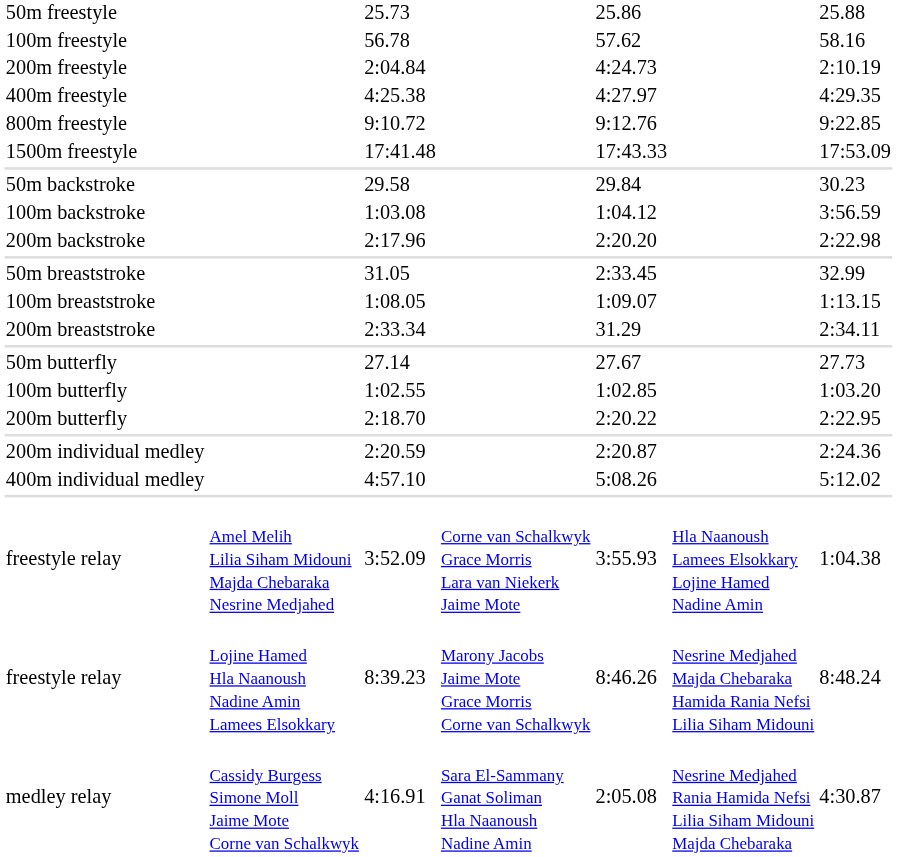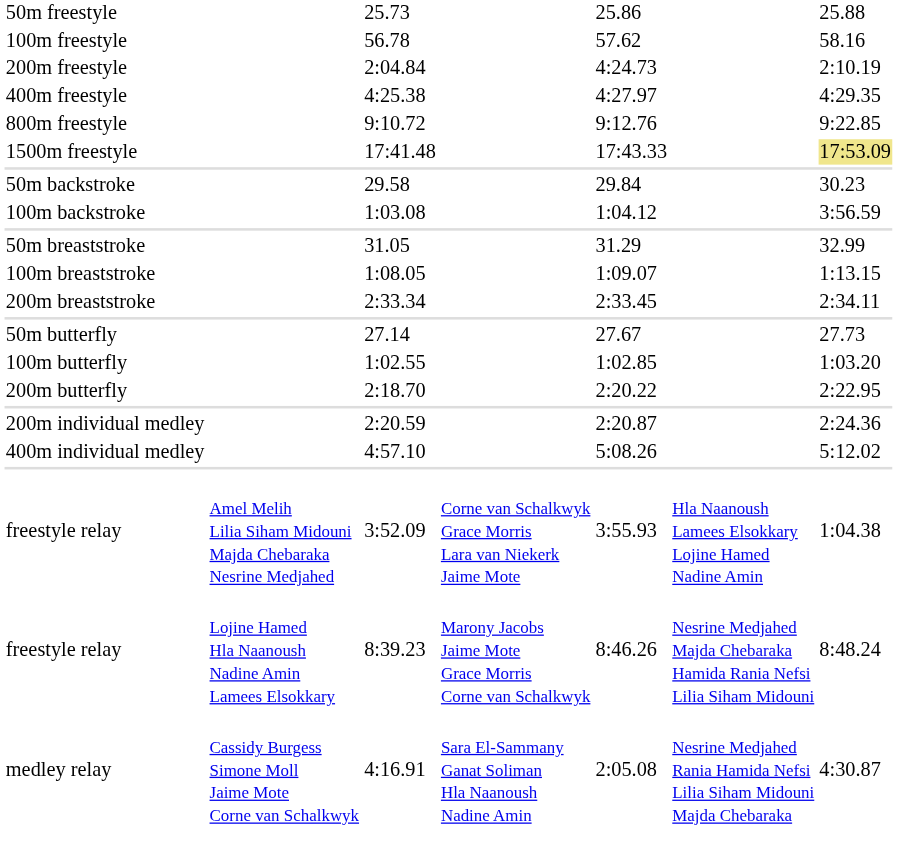(855, 151) no background -> (855, 151) khaki background
- row: (76, 240)
(626, 273) 2:33.45 -> (618, 245) 31.29
(618, 329) 31.29 -> (626, 301) 2:33.45
